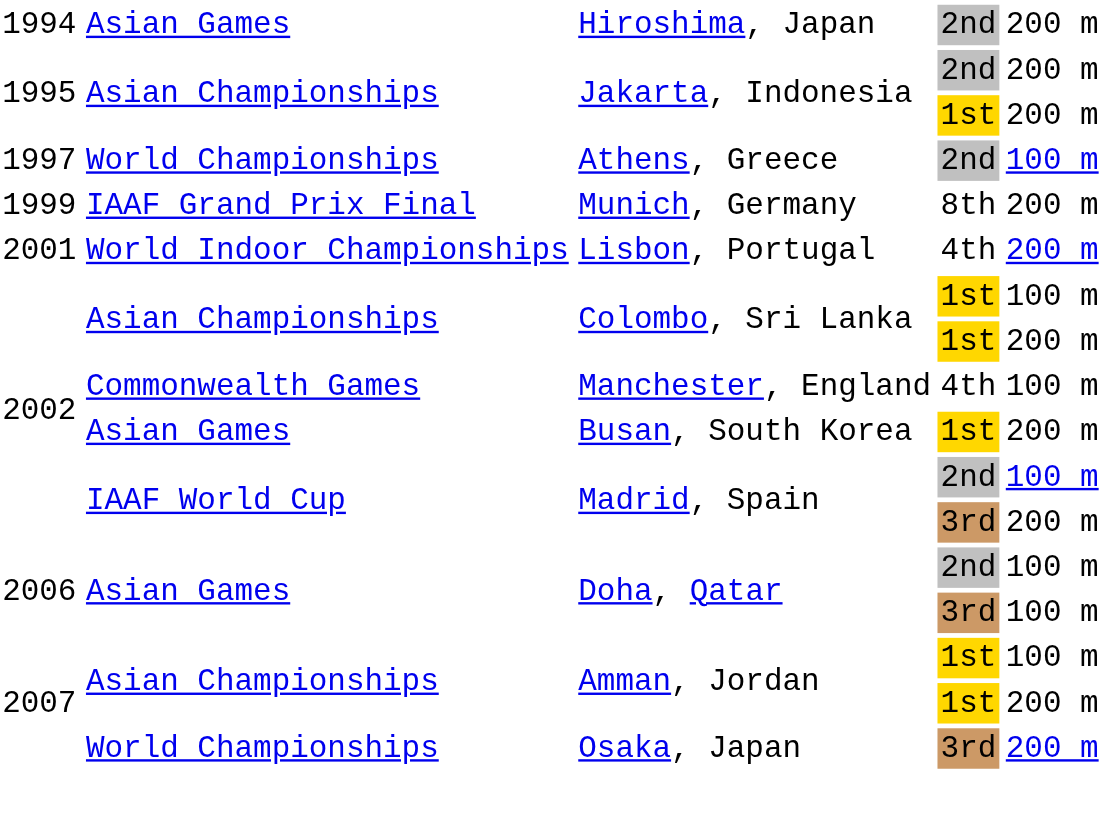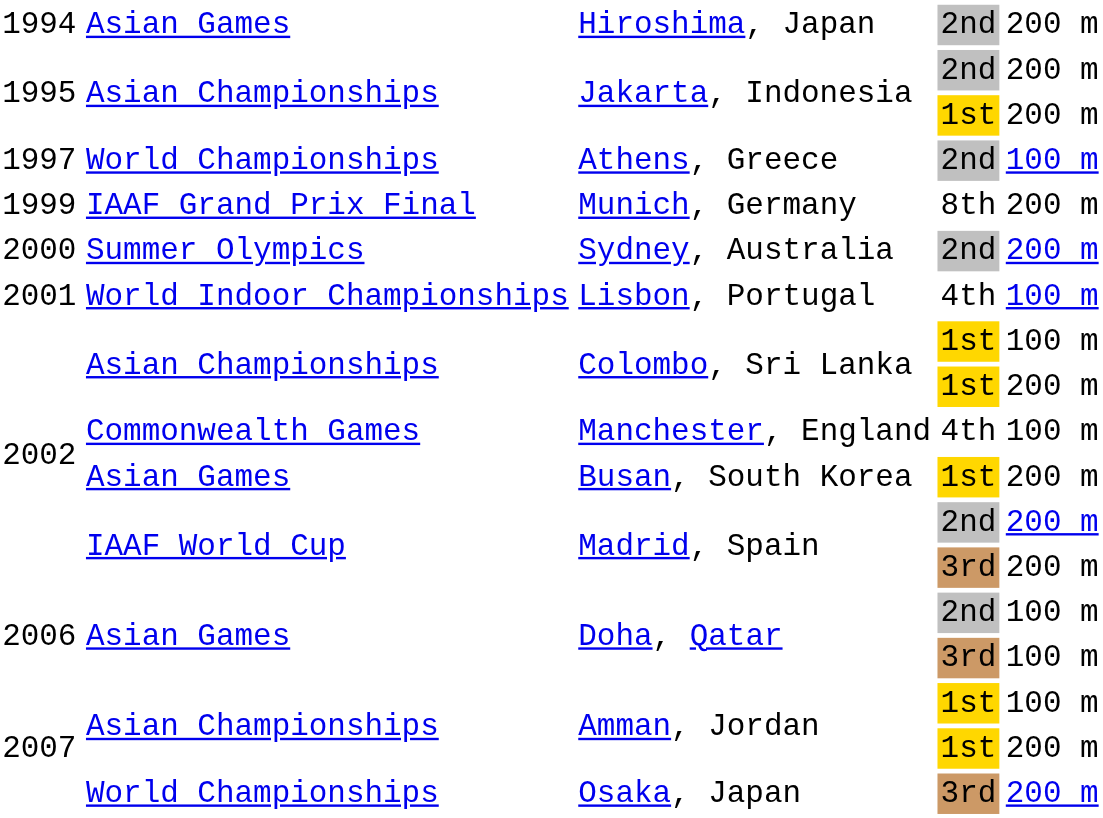+ row: (736, 251)
(1052, 251) 200 m -> (1052, 296) 100 m
(1052, 477) 100 m -> (1052, 522) 200 m
